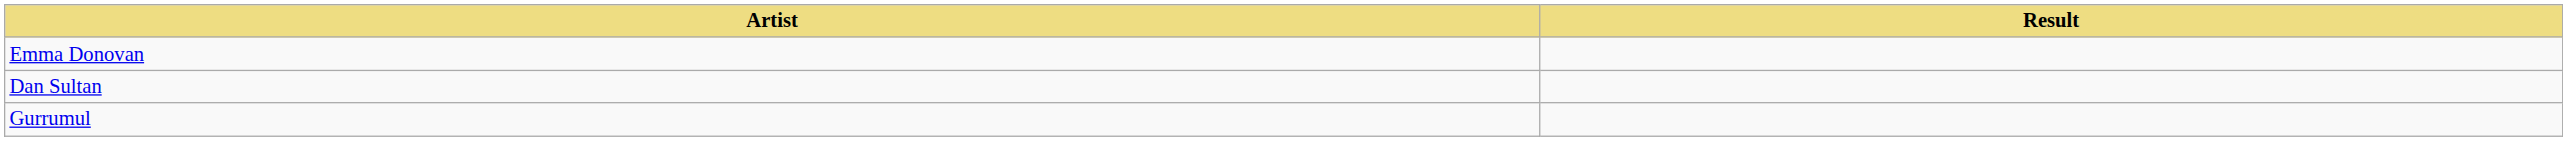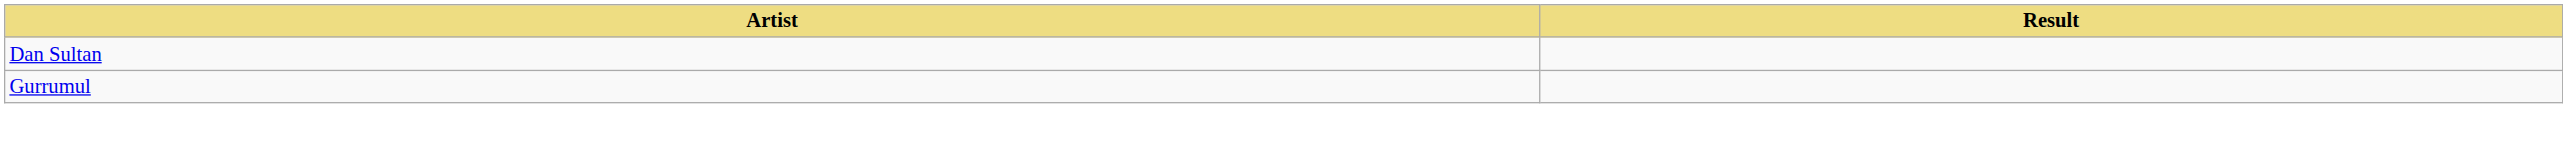- row: (77, 53)
